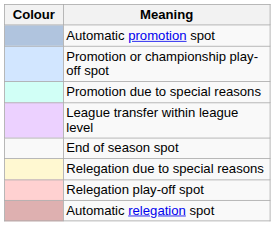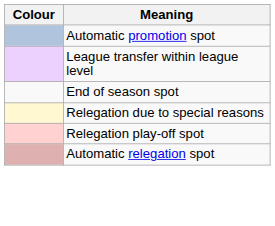- row: (162, 63)
- row: (164, 92)
